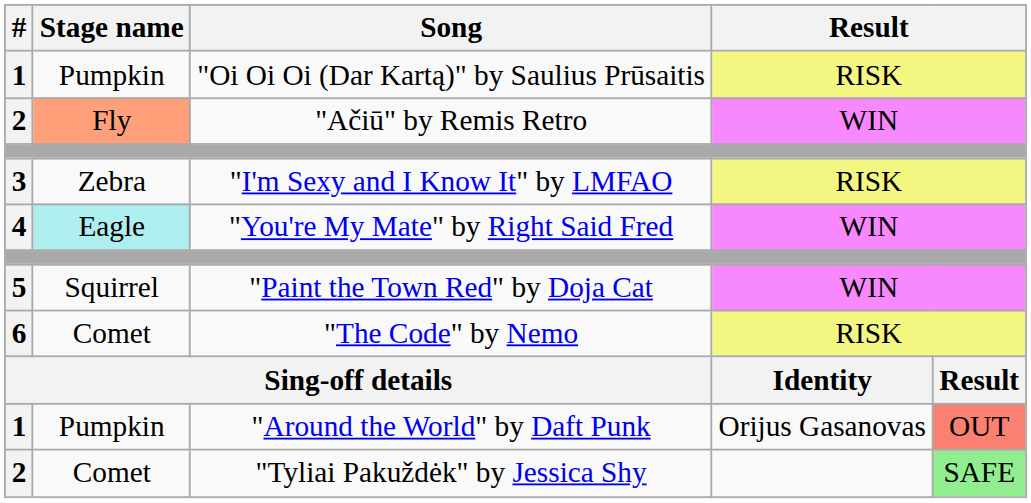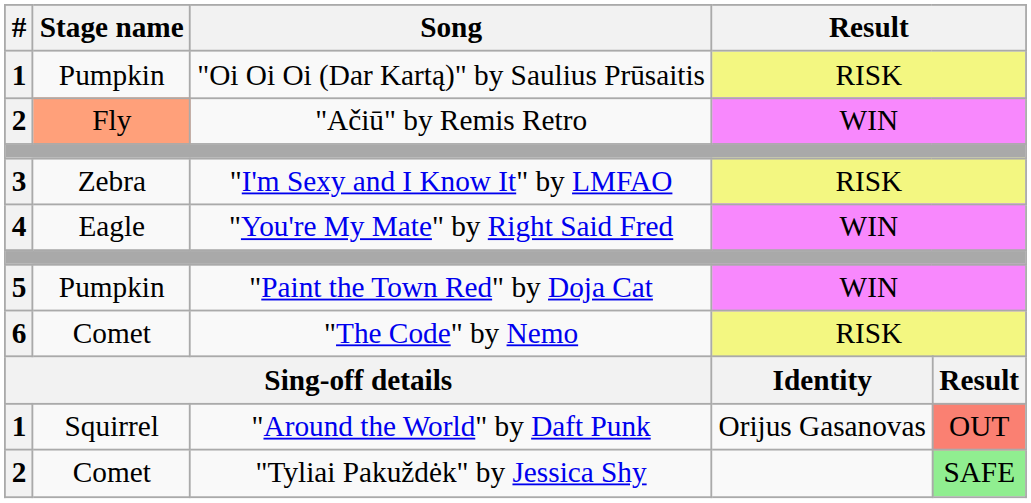(112, 226) paleturquoise background -> (112, 226) no background
(112, 286) Squirrel -> (112, 286) Pumpkin
(112, 426) Pumpkin -> (112, 426) Squirrel
